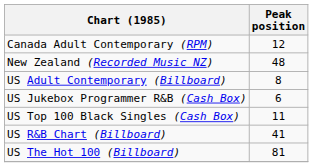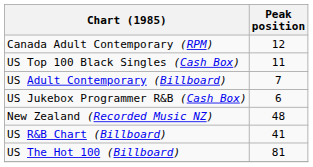rows swapped: (110, 62) <-> (123, 116)
(278, 80) 8 -> (278, 80) 7
